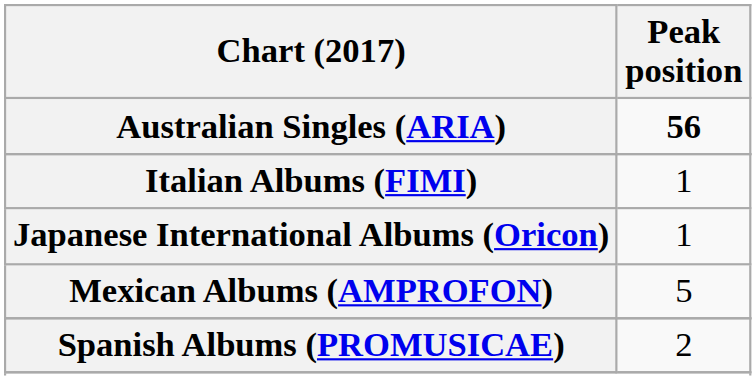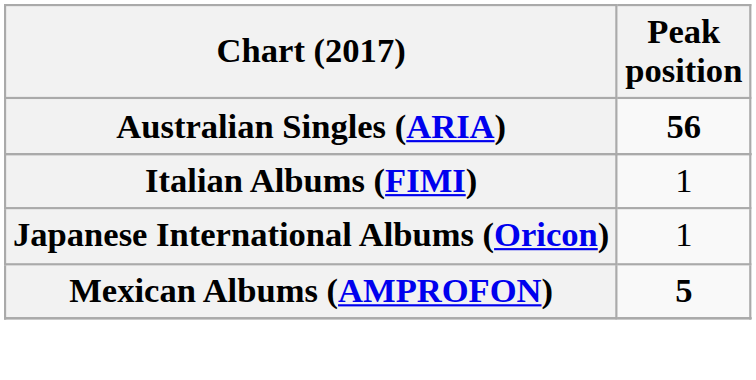(684, 290) normal -> (684, 290) bold
- row: (311, 344)
